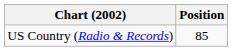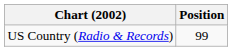(202, 35) 85 -> (202, 35) 99
